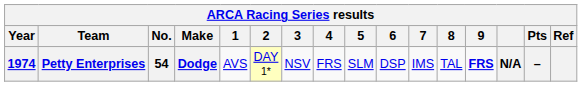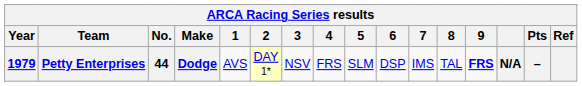(22, 64) 1974 -> (22, 64) 1979
(162, 64) 54 -> (162, 64) 44
